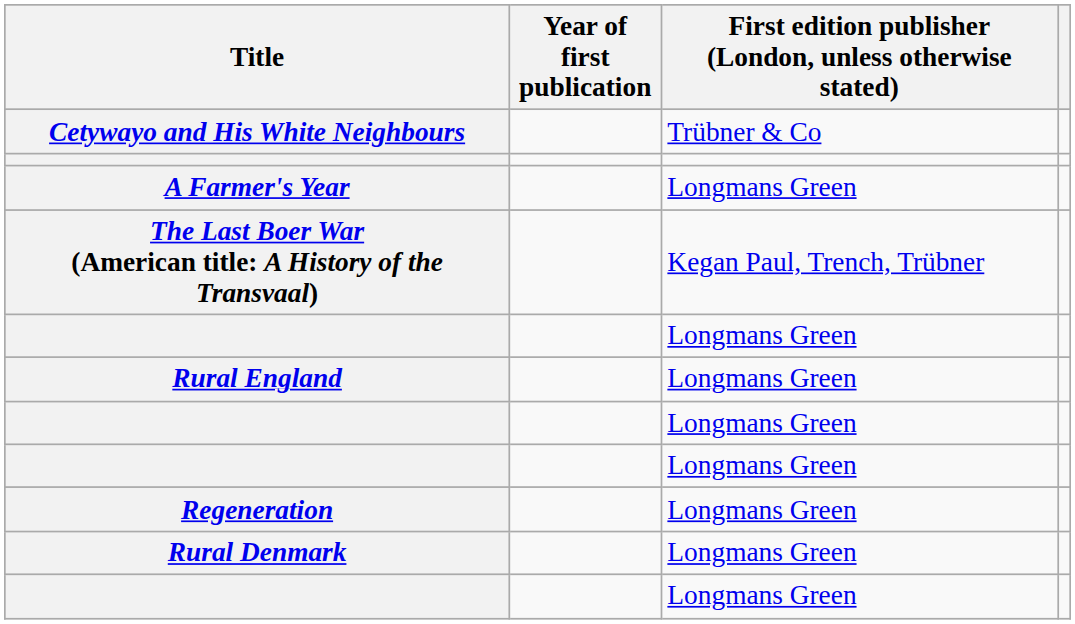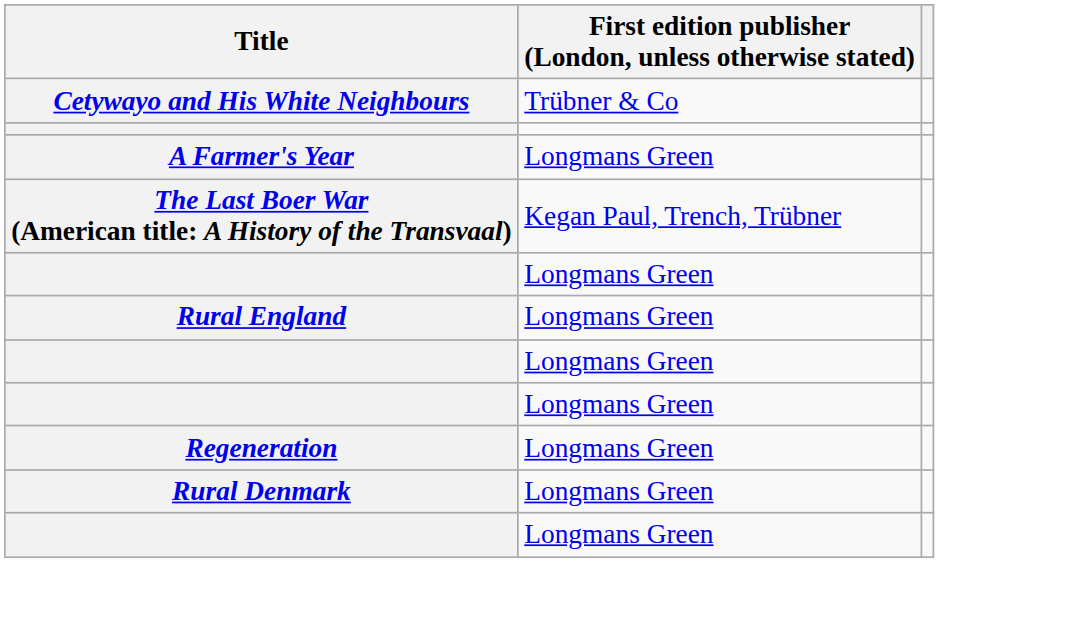- column: (585, 56)
